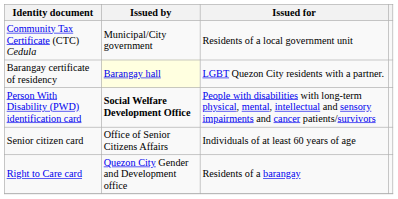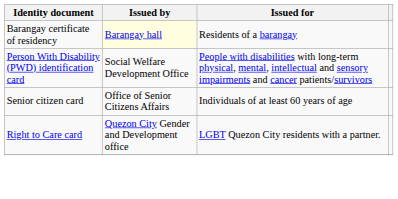- row: (43, 40)
(293, 73) LGBT Quezon City residents with a partner. -> (248, 34) Residents of a barangay
(147, 107) bold -> (147, 68) normal
(252, 174) Residents of a barangay -> (290, 135) LGBT Quezon City residents with a partner.
